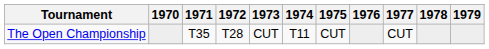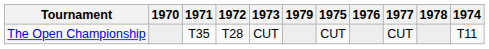columns swapped: (299, 14) <-> (467, 14)
